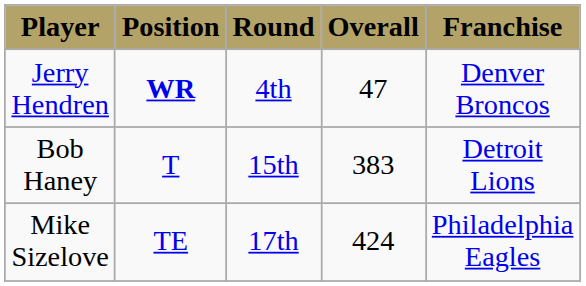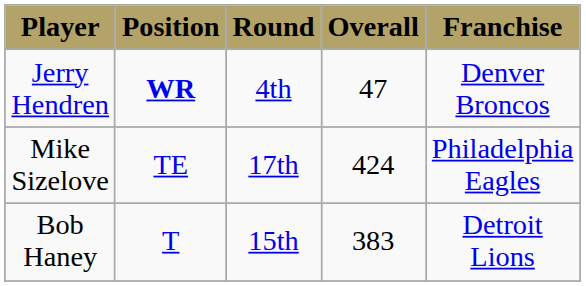rows swapped: (60, 164) <-> (60, 241)
